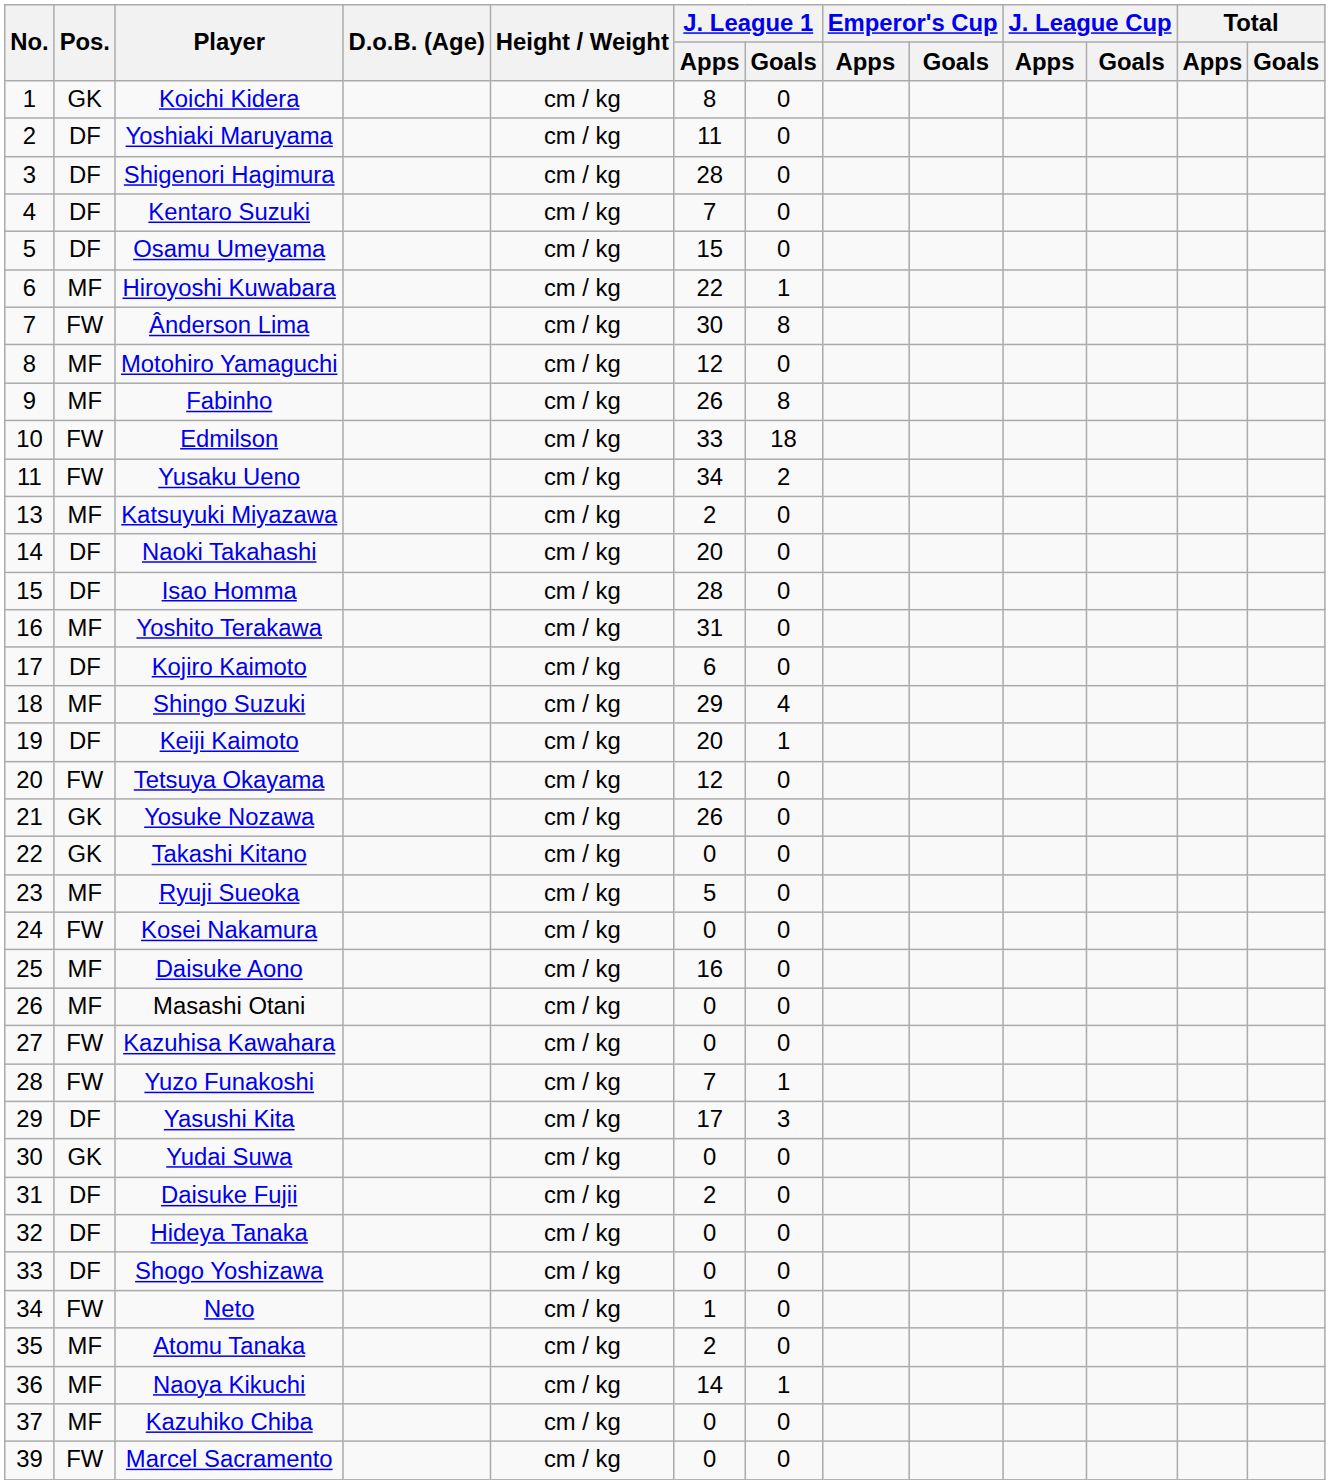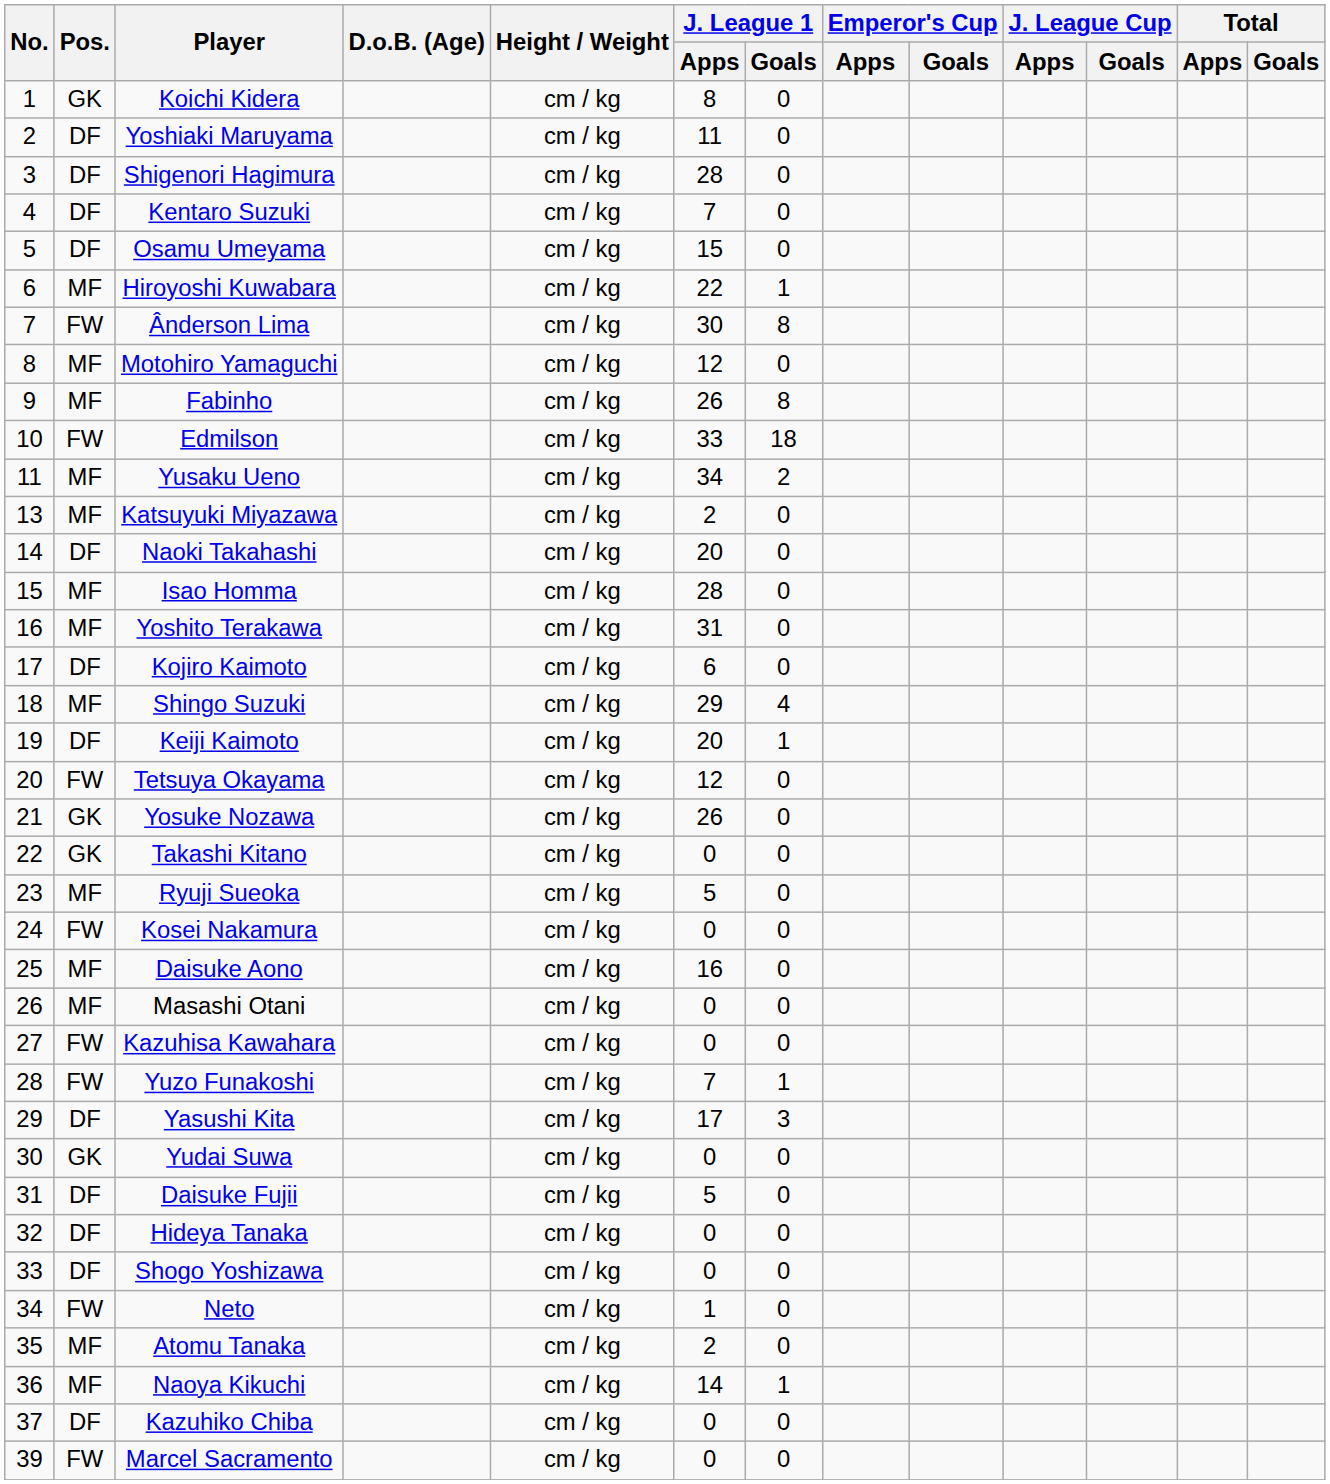(85, 477) FW -> (85, 477) MF
(85, 590) DF -> (85, 590) MF
(710, 1195) 2 -> (710, 1195) 5
(85, 1422) MF -> (85, 1422) DF
